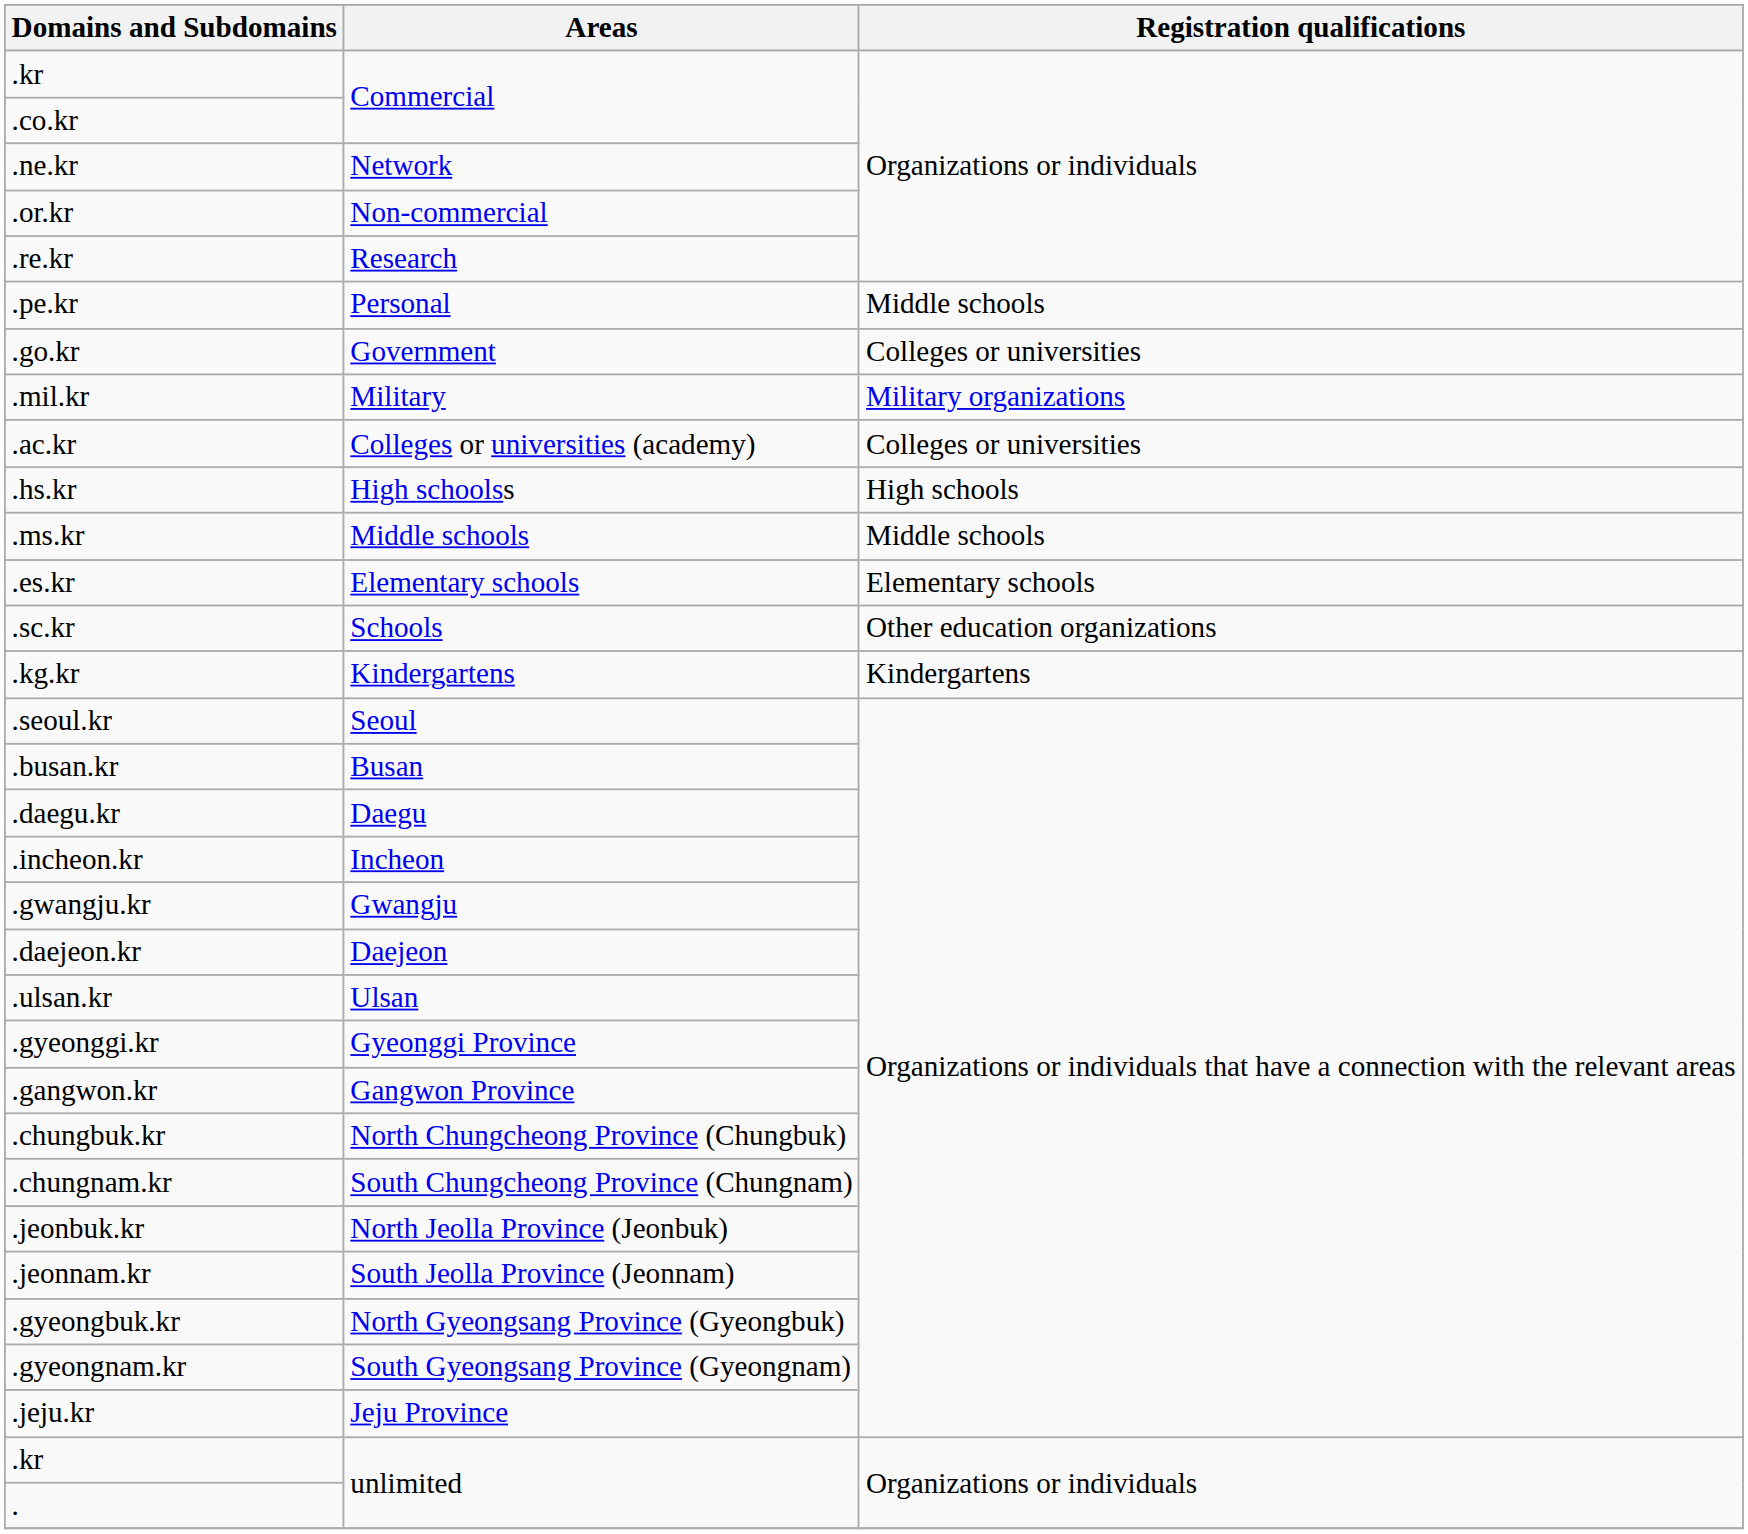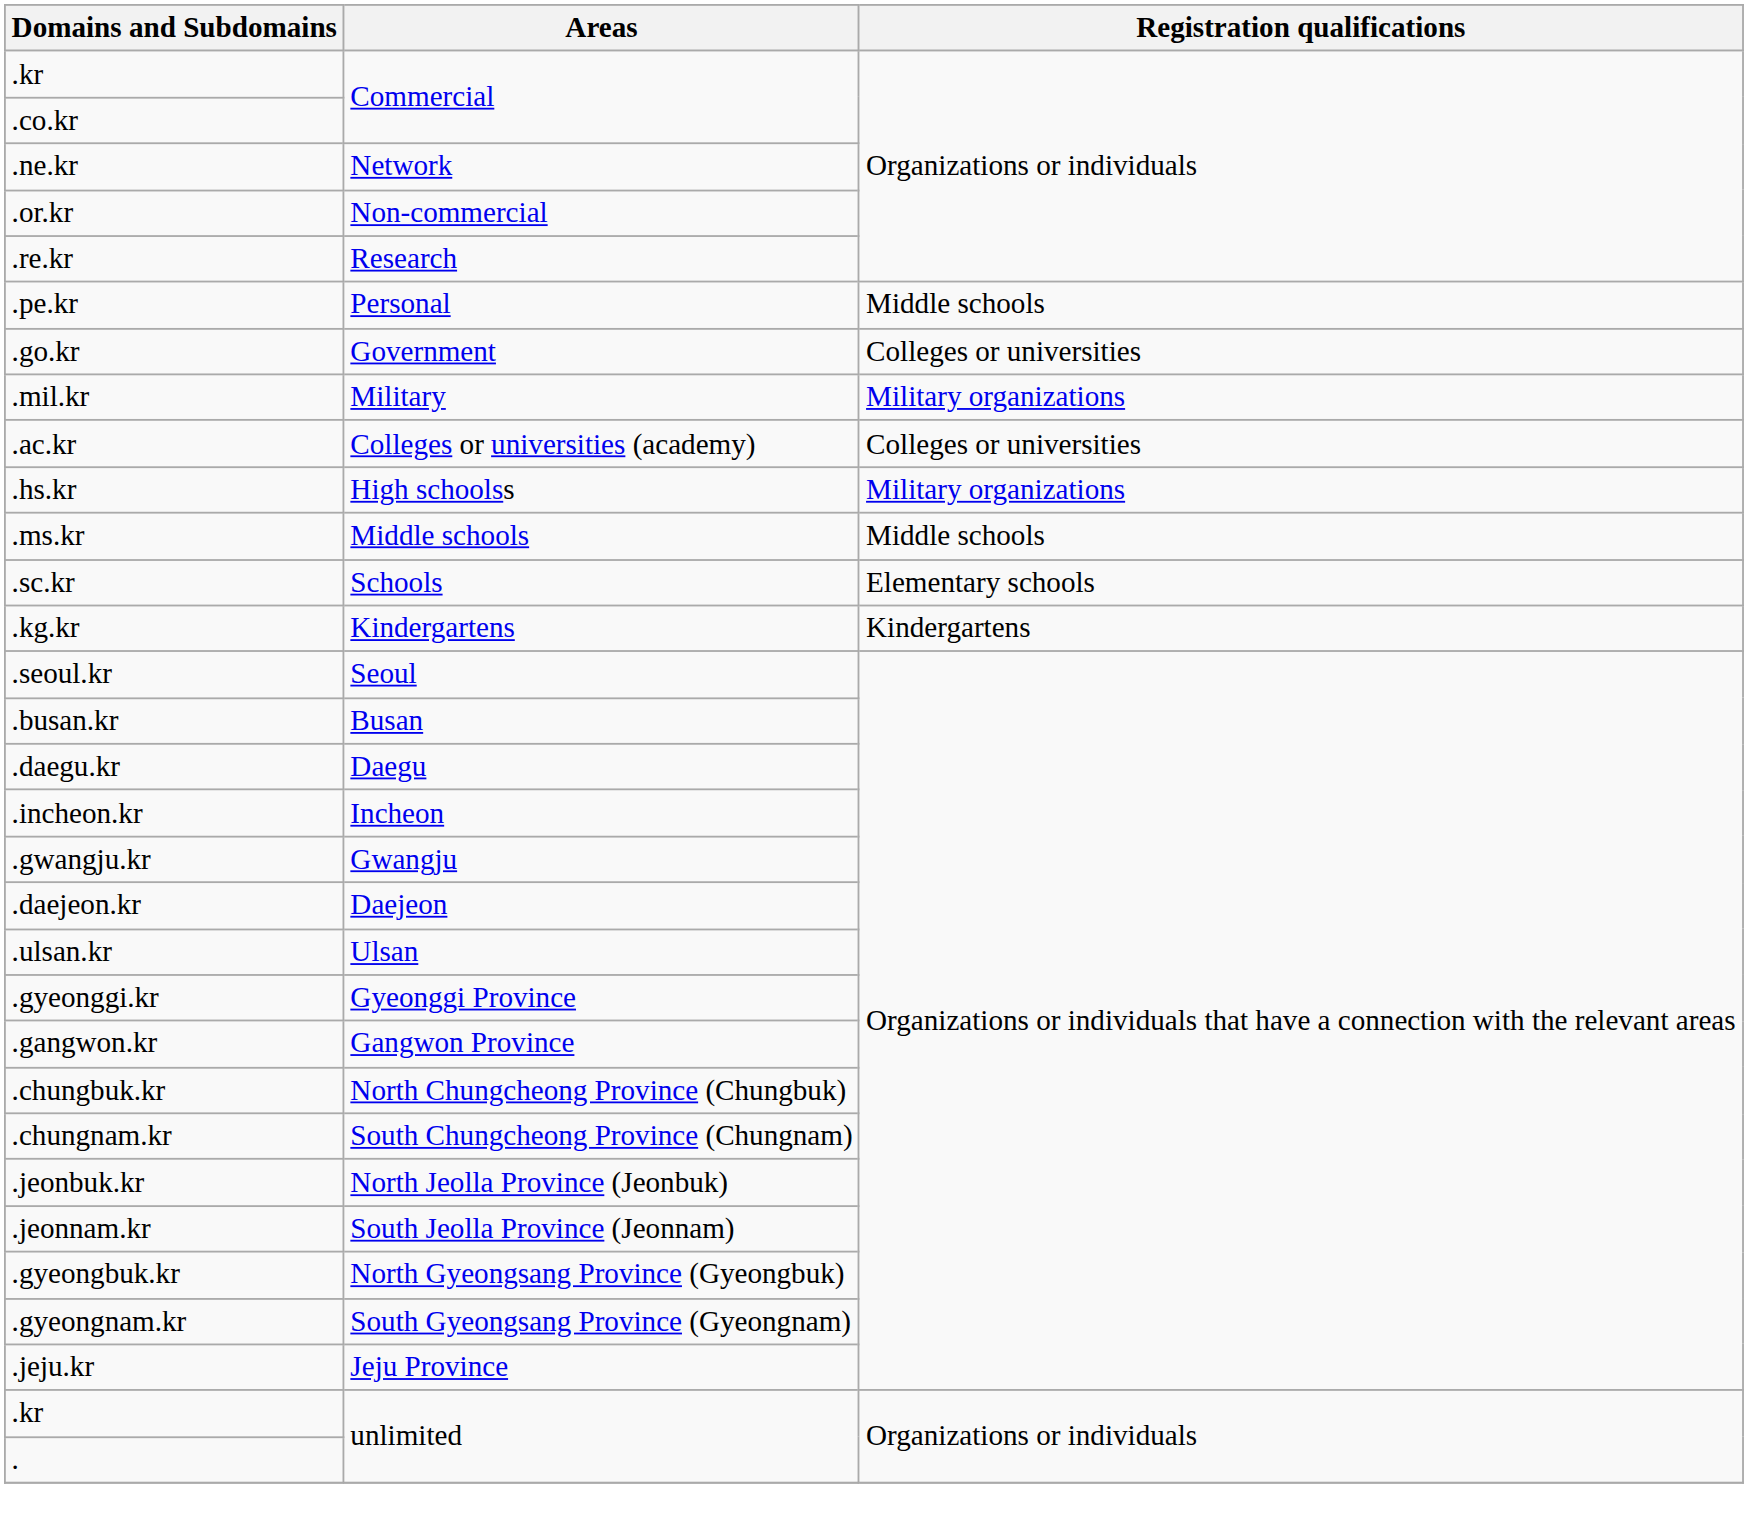(942, 489) High schools -> (996, 489) Military organizations
- row: (43, 581)
(1041, 627) Other education organizations -> (980, 581) Elementary schools
